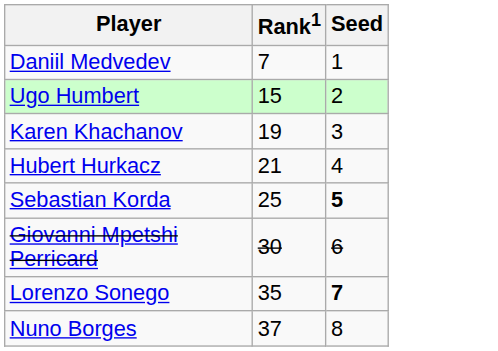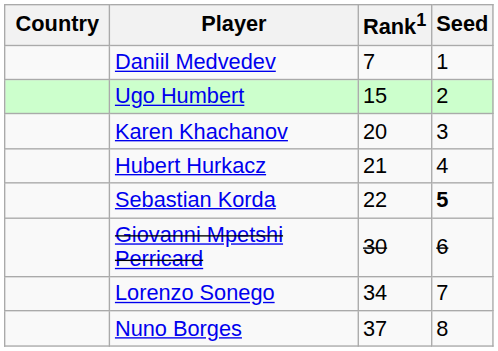+ column: (57, 24)
(270, 131) 19 -> (375, 131) 20
(270, 200) 25 -> (375, 200) 22
(270, 293) 35 -> (375, 293) 34
(337, 293) bold -> (442, 293) normal
